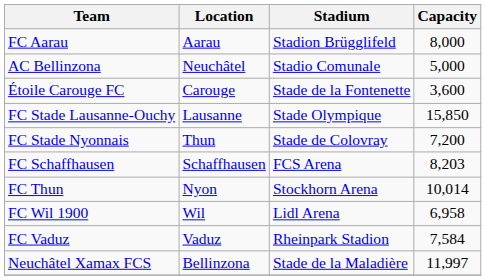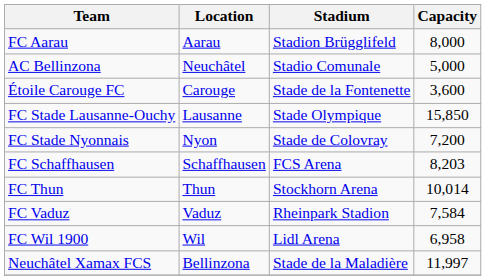(199, 139) Thun -> (200, 139) Nyon
(200, 189) Nyon -> (199, 189) Thun
rows swapped: (39, 238) <-> (48, 213)
